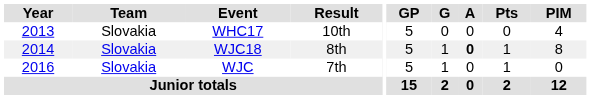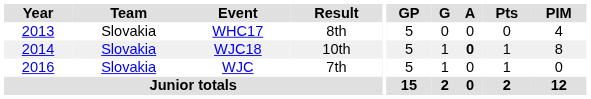(336, 31) 10th -> (336, 31) 8th
(336, 49) 8th -> (336, 49) 10th
